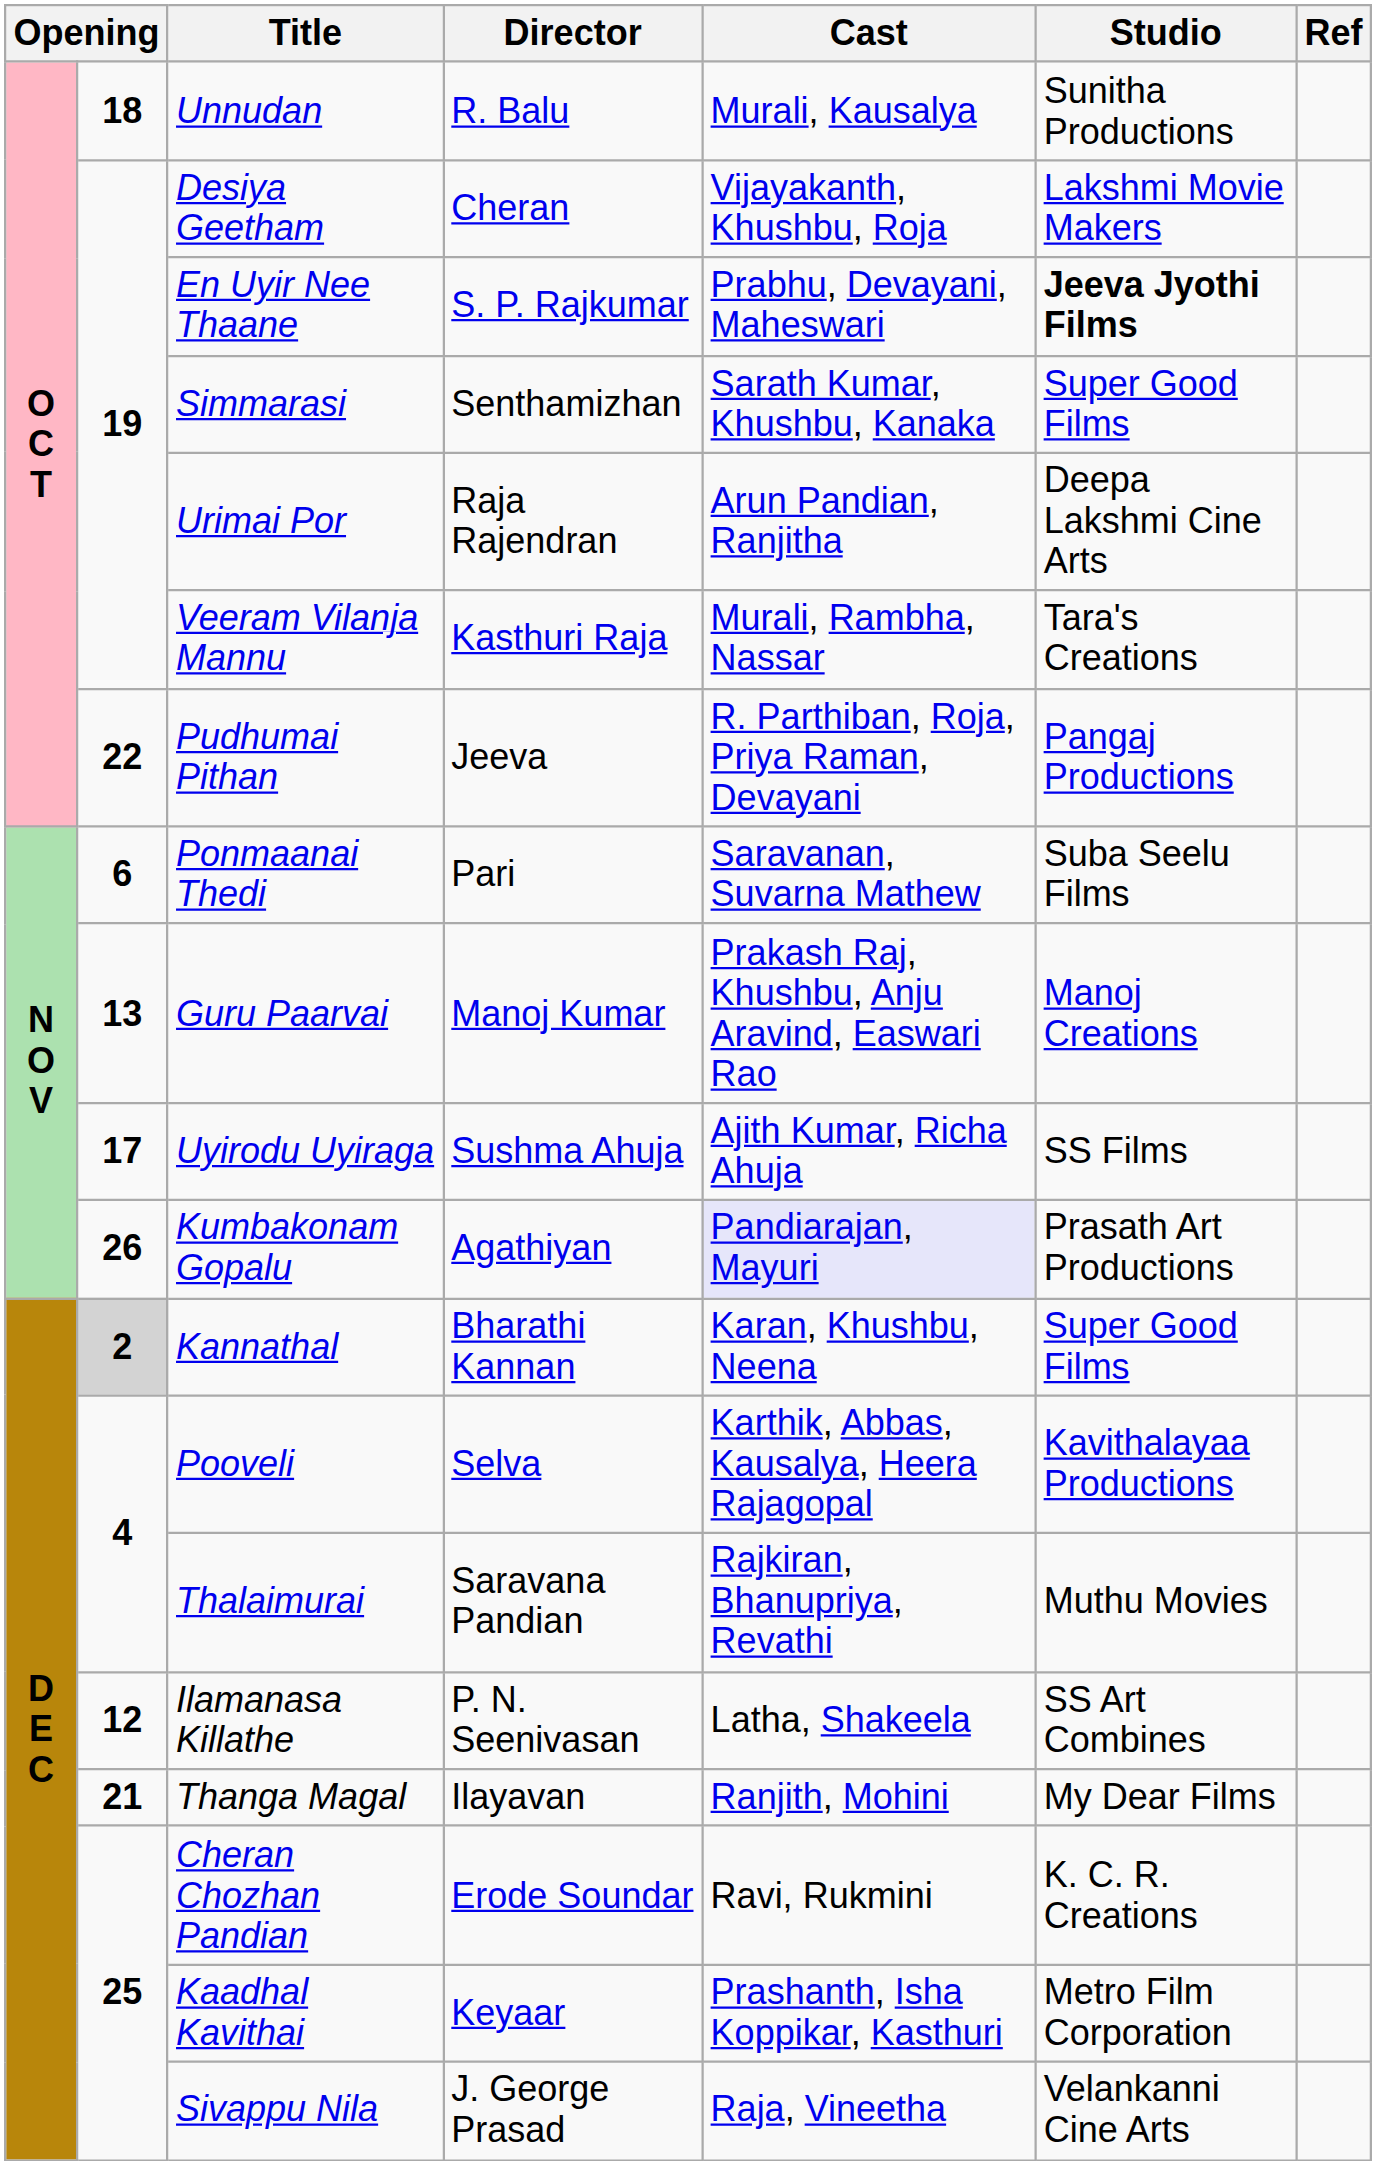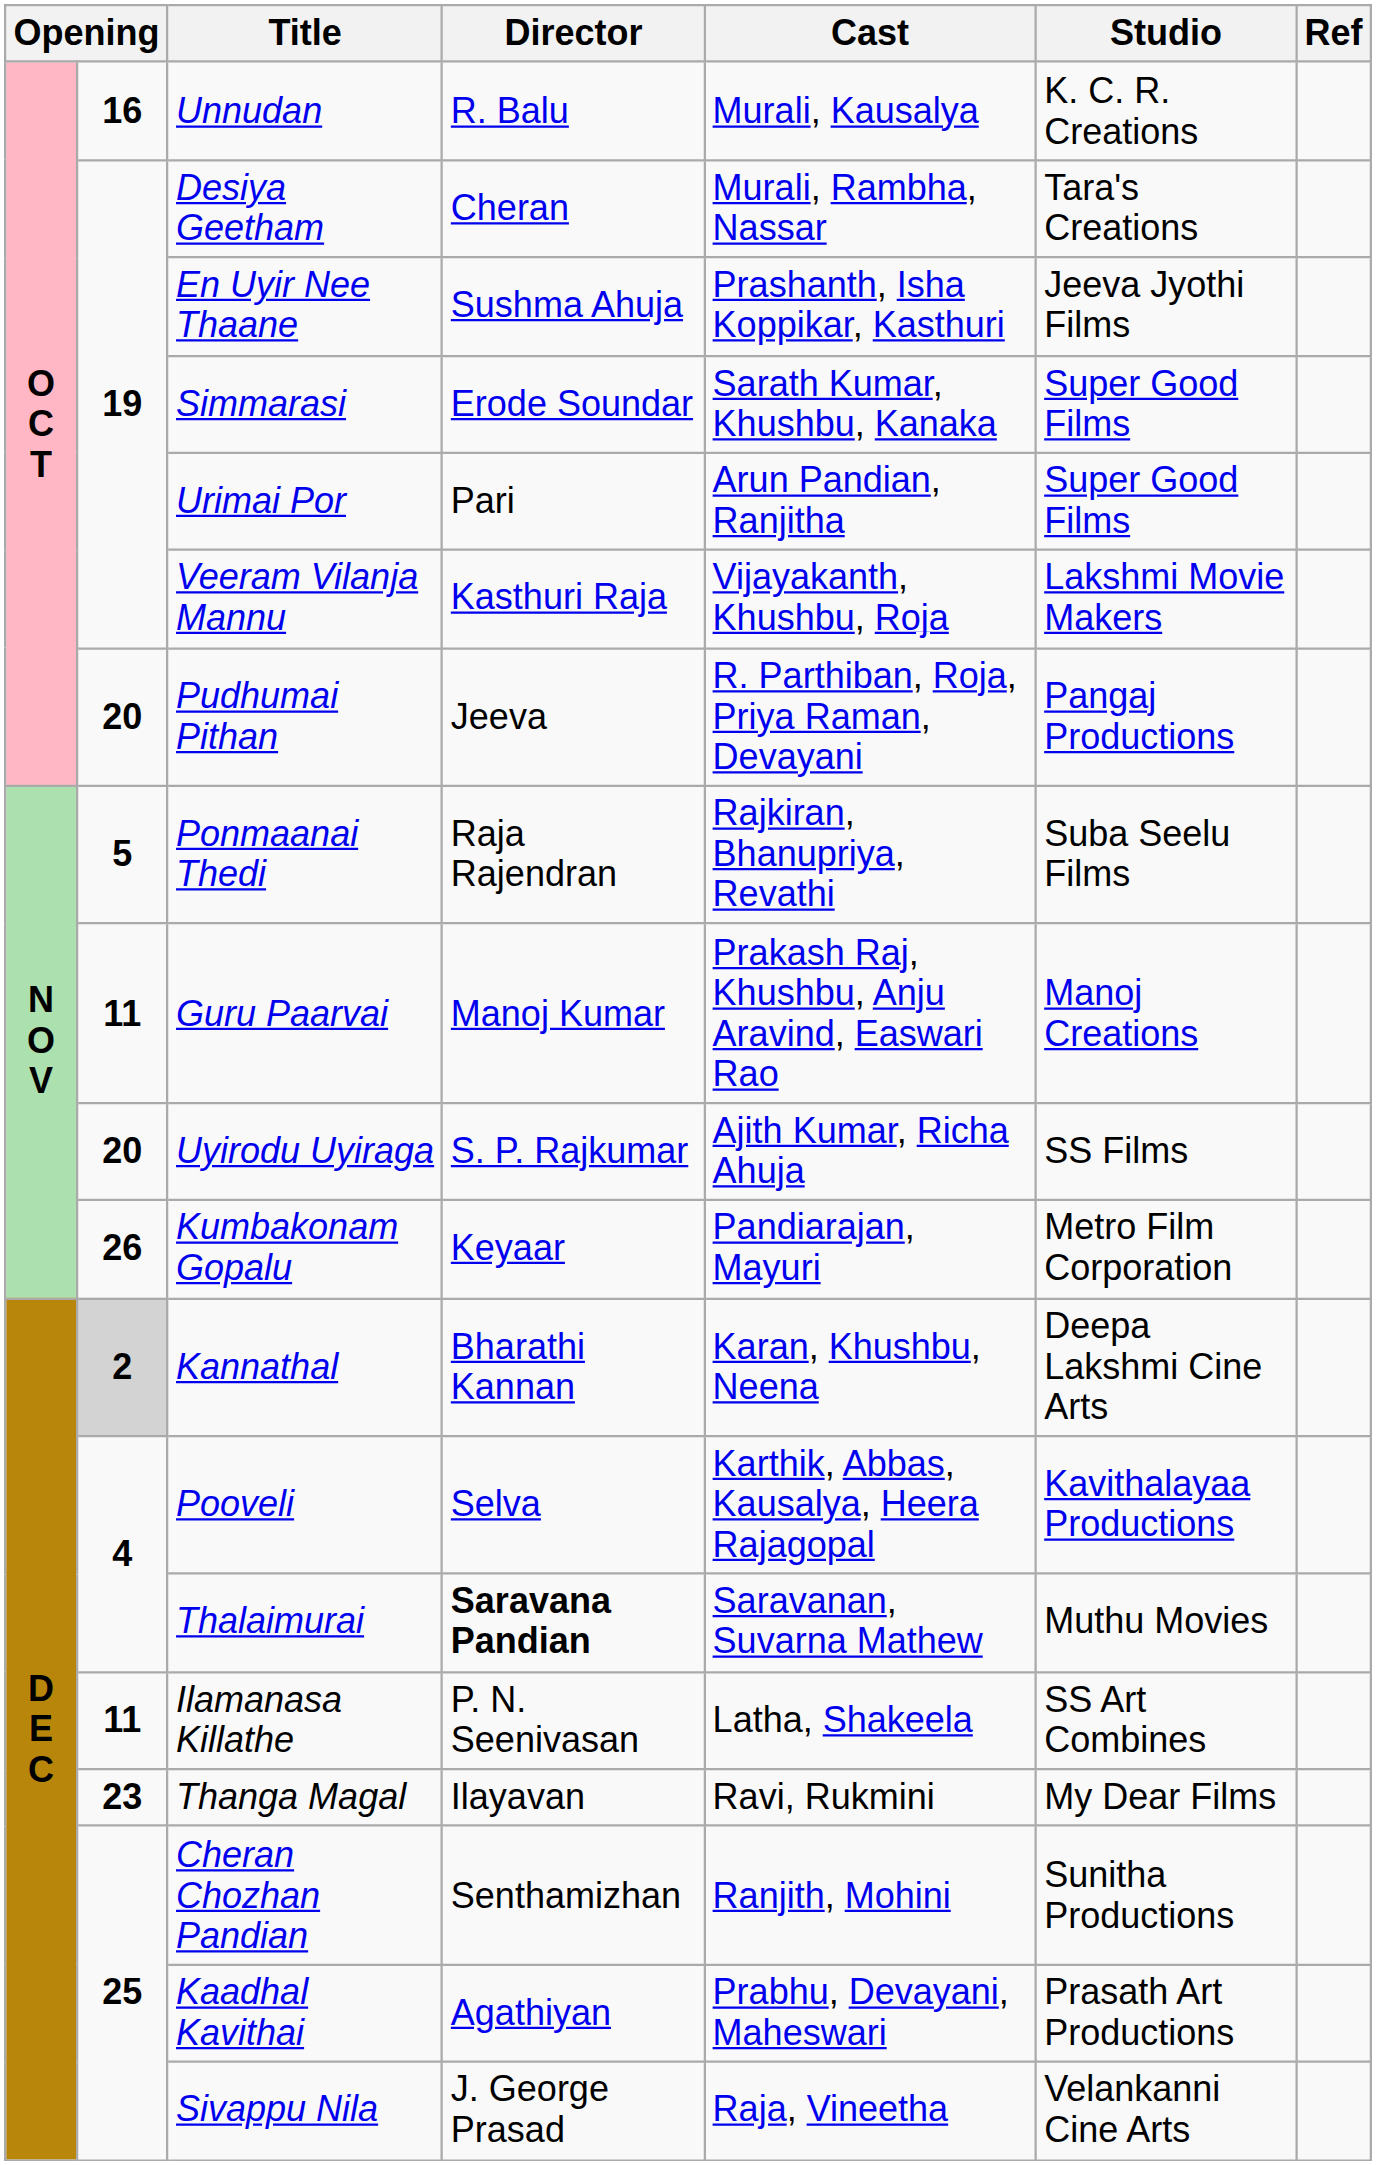(122, 110) 18 -> (122, 110) 16
(1139, 110) Sunitha Productions -> (1121, 110) K. C. R. Creations
(829, 207) Vijayakanth, Khushbu, Roja -> (845, 207) Murali, Rambha, Nassar
(1164, 207) Lakshmi Movie Makers -> (1121, 207) Tara's Creations
(570, 305) S. P. Rajkumar -> (567, 305) Sushma Ahuja
(859, 305) Prabhu, Devayani, Maheswari -> (859, 305) Prashanth, Isha Koppikar, Kasthuri
(1152, 305) bold -> (1144, 305) normal
(566, 403) Senthamizhan -> (572, 403) Erode Soundar
(534, 521) Raja Rajendran -> (483, 500) Pari
(1153, 521) Deepa Lakshmi Cine Arts -> (1141, 500) Super Good Films
(843, 638) Murali, Rambha, Nassar -> (831, 598) Vijayakanth, Khushbu, Roja
(1121, 638) Tara's Creations -> (1164, 598) Lakshmi Movie Makers
(122, 756) 22 -> (122, 716) 20
(122, 874) 6 -> (122, 854) 5
(483, 874) Pari -> (534, 854) Raja Rajendran
(846, 874) Saravanan, Suvarna Mathew -> (809, 854) Rajkiran, Bhanupriya, Revathi
(122, 1012) 13 -> (122, 1012) 11
(122, 1150) 17 -> (122, 1150) 20
(567, 1150) Sushma Ahuja -> (570, 1150) S. P. Rajkumar
(531, 1248) Agathiyan -> (508, 1248) Keyaar
(812, 1248) lavender background -> (814, 1248) no background
(1139, 1248) Prasath Art Productions -> (1138, 1248) Metro Film Corporation
(1141, 1345) Super Good Films -> (1153, 1366) Deepa Lakshmi Cine Arts
(528, 1601) normal -> (531, 1622) bold
(807, 1601) Rajkiran, Bhanupriya, Revathi -> (848, 1622) Saravanan, Suvarna Mathew
(122, 1719) 12 -> (122, 1719) 11
(122, 1797) 21 -> (122, 1797) 23
(830, 1797) Ranjith, Mohini -> (824, 1797) Ravi, Rukmini
(572, 1894) Erode Soundar -> (566, 1894) Senthamizhan
(822, 1894) Ravi, Rukmini -> (832, 1894) Ranjith, Mohini
(1121, 1894) K. C. R. Creations -> (1139, 1894) Sunitha Productions
(508, 2012) Keyaar -> (531, 2012) Agathiyan
(857, 2012) Prashanth, Isha Koppikar, Kasthuri -> (861, 2012) Prabhu, Devayani, Maheswari
(1138, 2012) Metro Film Corporation -> (1139, 2012) Prasath Art Productions
